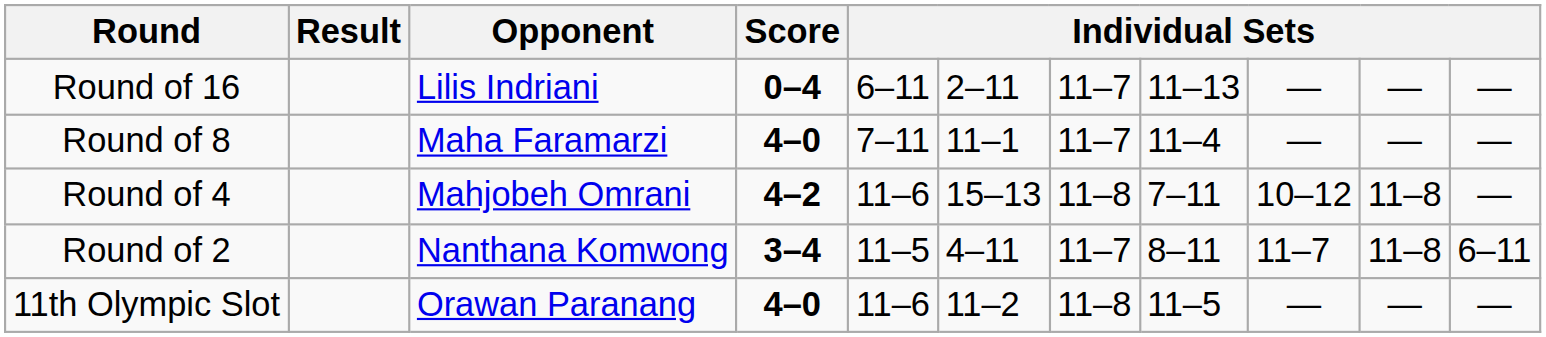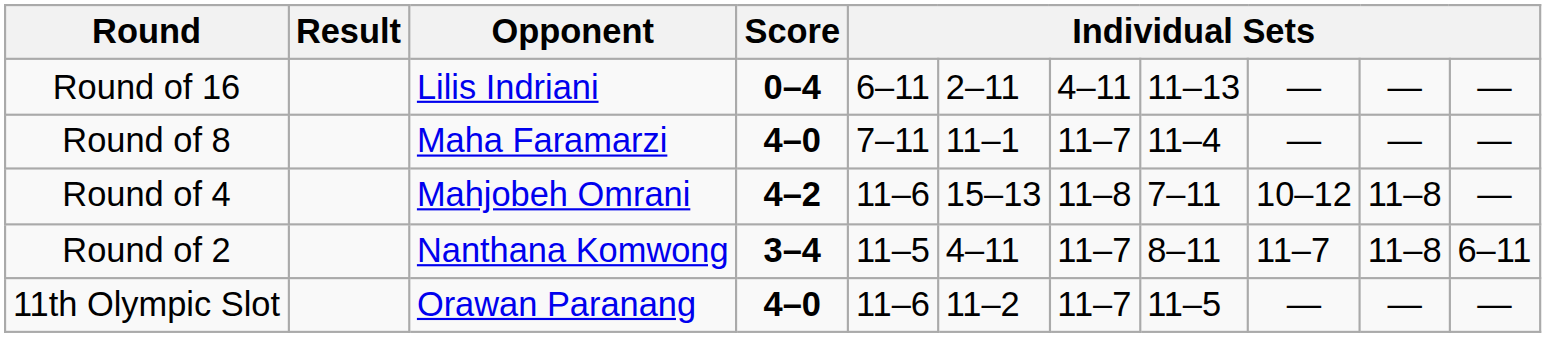(1094, 86) 11–7 -> (1094, 86) 4–11
(1094, 304) 11–8 -> (1094, 304) 11–7
